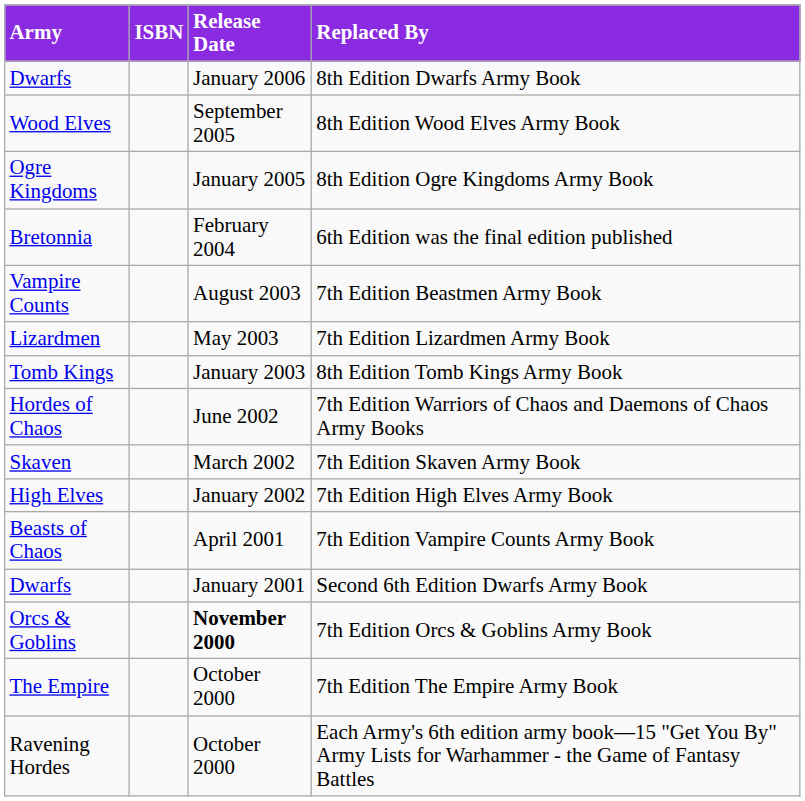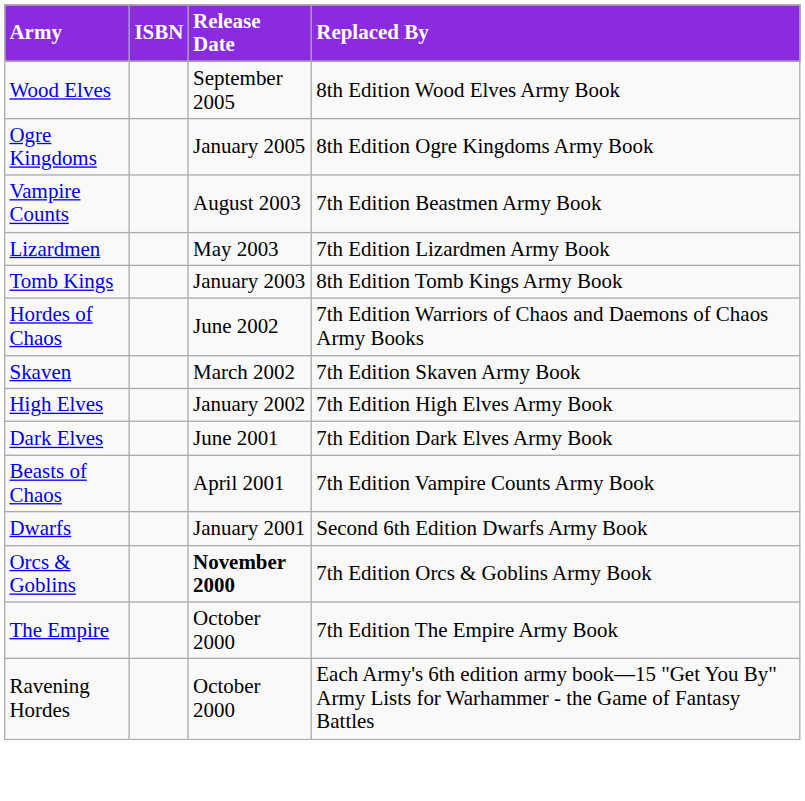- row: (448, 77)
- row: (494, 236)
+ row: (464, 438)
